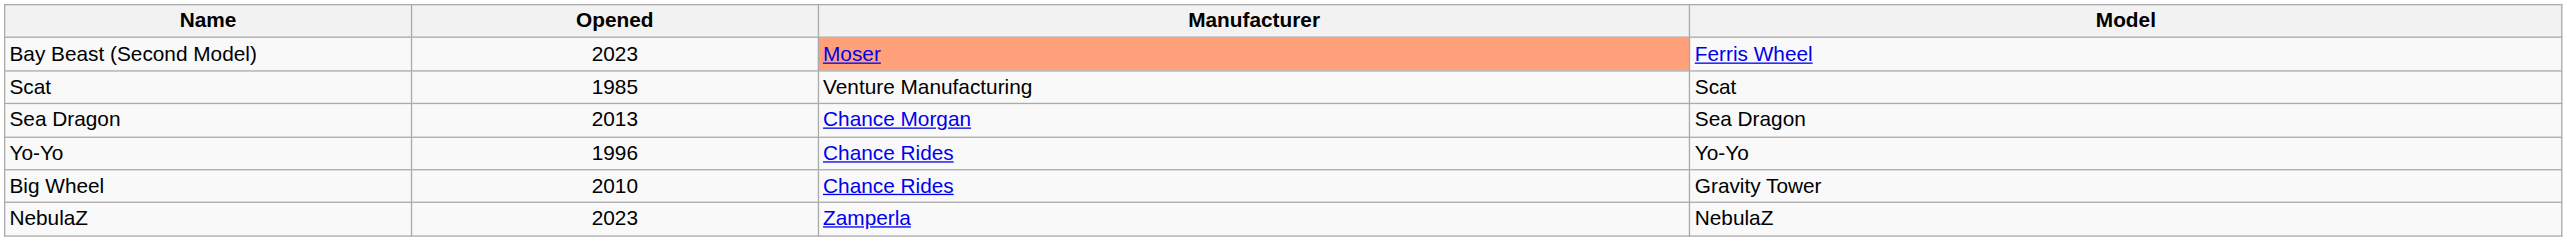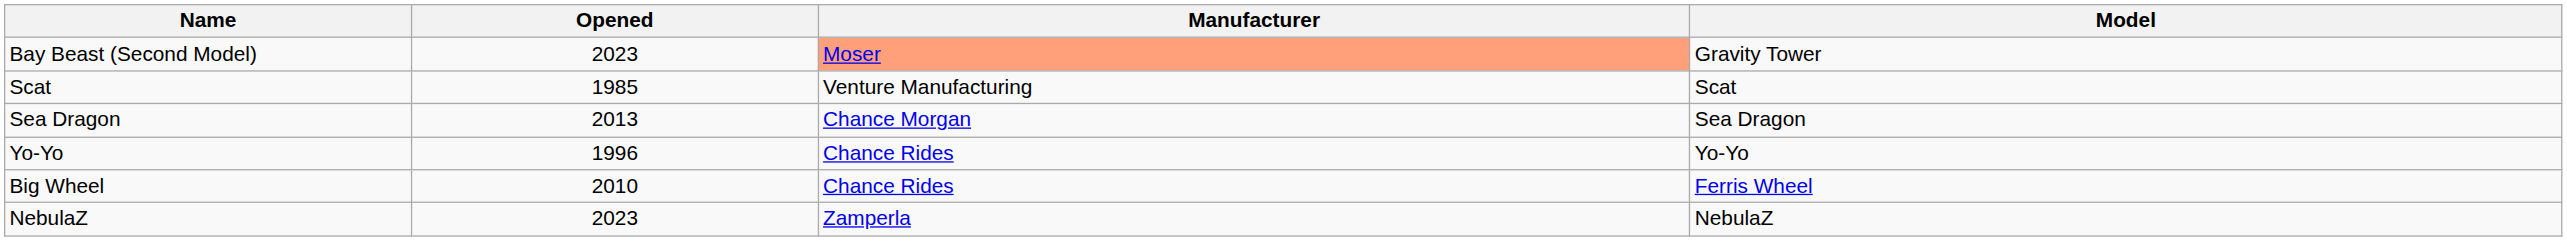(1754, 53) Ferris Wheel -> (1758, 53) Gravity Tower
(1758, 185) Gravity Tower -> (1754, 185) Ferris Wheel
